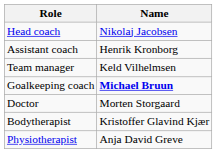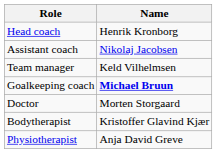(139, 31) Nikolaj Jacobsen -> (139, 31) Henrik Kronborg
(139, 49) Henrik Kronborg -> (139, 49) Nikolaj Jacobsen
